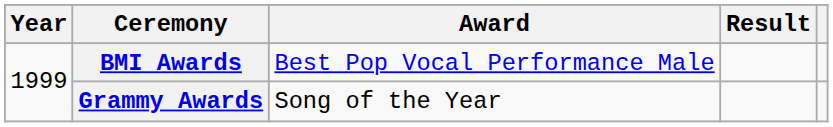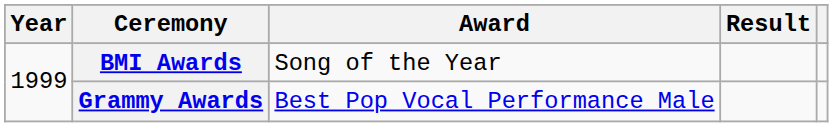(495, 63) Best Pop Vocal Performance Male -> (388, 63) Song of the Year
(388, 101) Song of the Year -> (495, 101) Best Pop Vocal Performance Male
